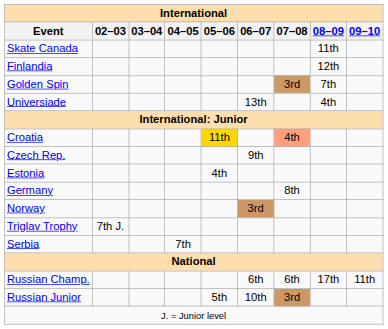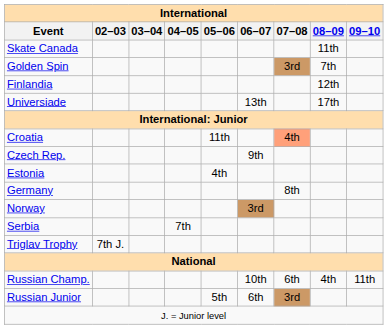rows swapped: (38, 84) <-> (30, 66)
(328, 102) 4th -> (328, 102) 17th
(219, 137) gold background -> (219, 137) no background
rows swapped: (23, 244) <-> (42, 226)
(256, 279) 6th -> (256, 279) 10th
(328, 279) 17th -> (328, 279) 4th
(256, 297) 10th -> (256, 297) 6th
